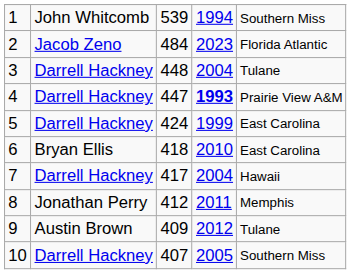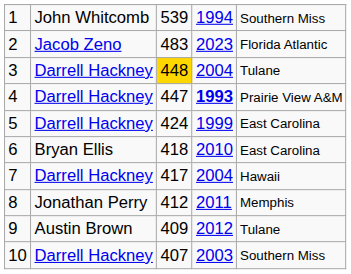(174, 44) 484 -> (174, 44) 483
(174, 70) no background -> (174, 70) gold background
(215, 255) 2005 -> (215, 255) 2003
